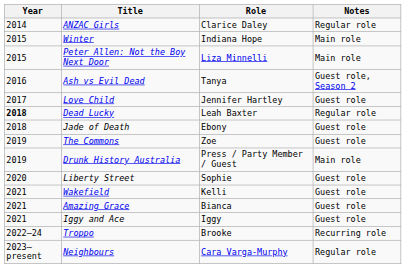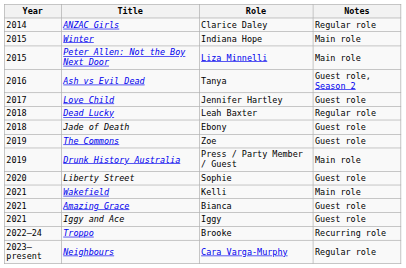(17, 113) bold -> (17, 113) normal
(340, 192) Guest role -> (338, 192) Main role
